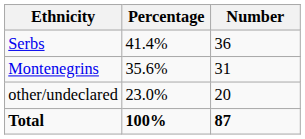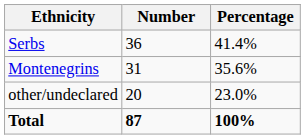columns swapped: (255, 17) <-> (166, 17)
